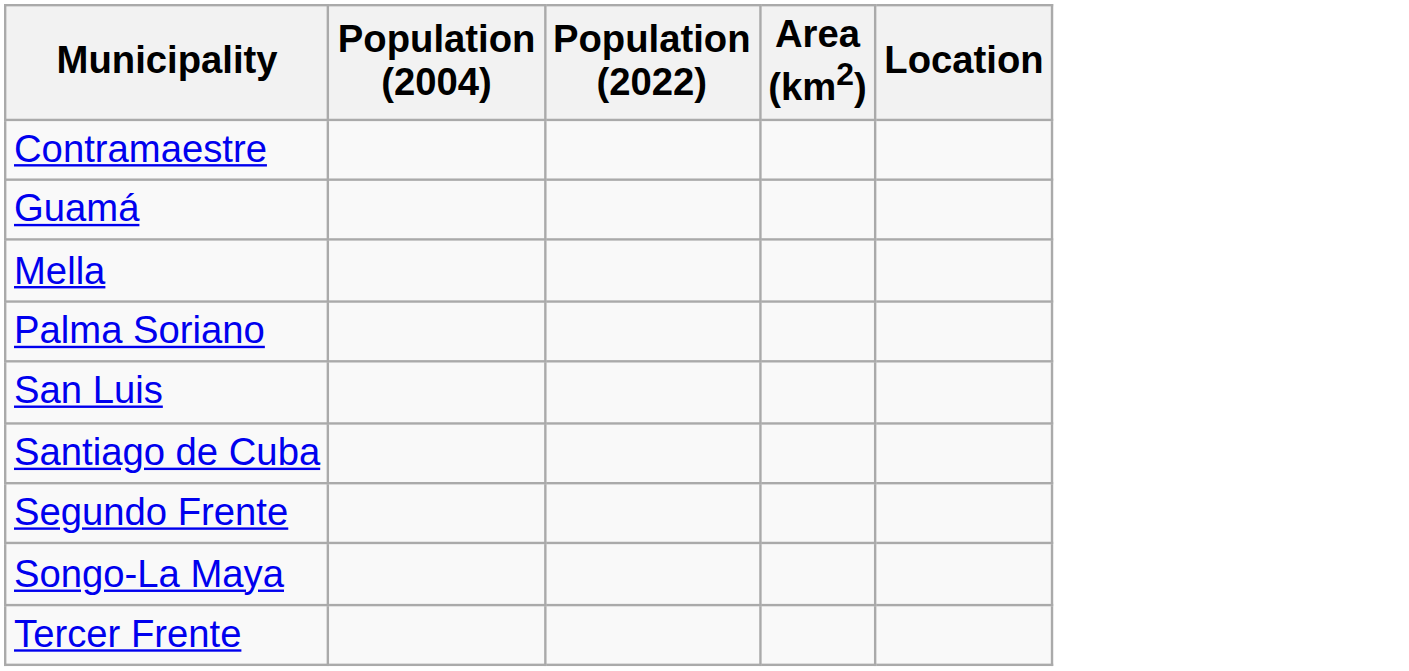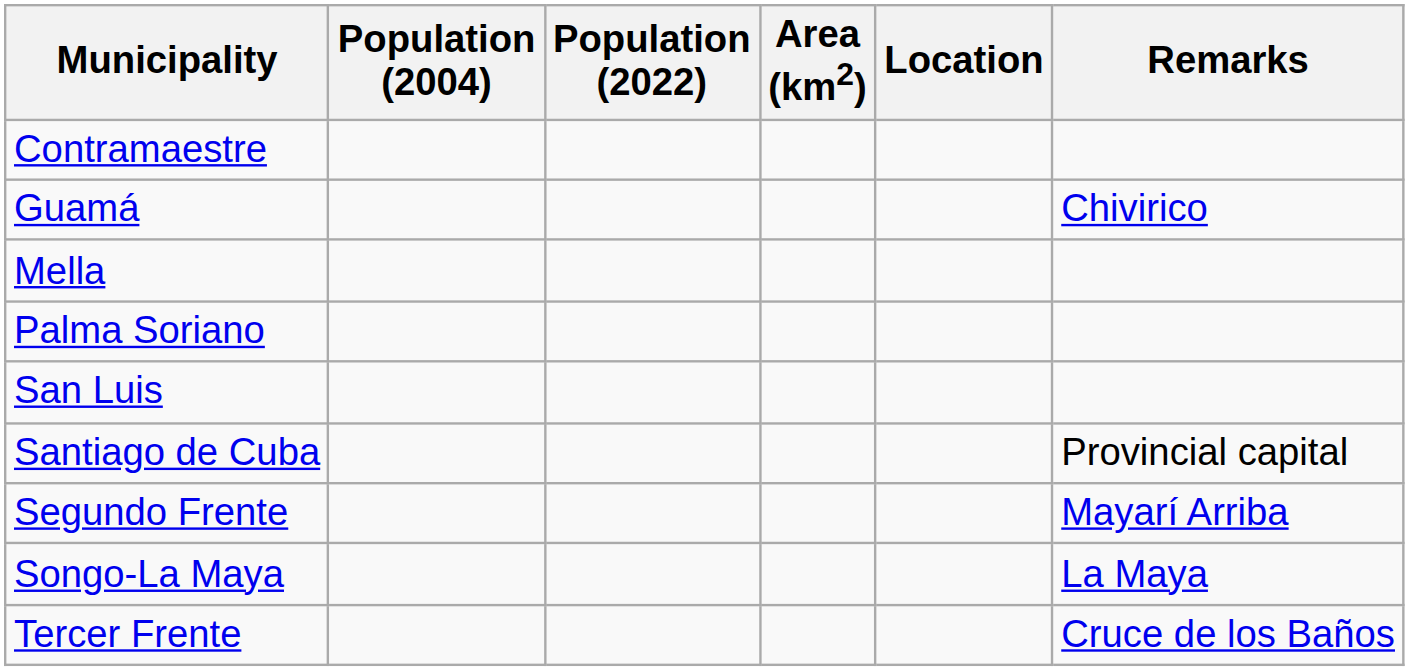+ column: (1228, 61)
